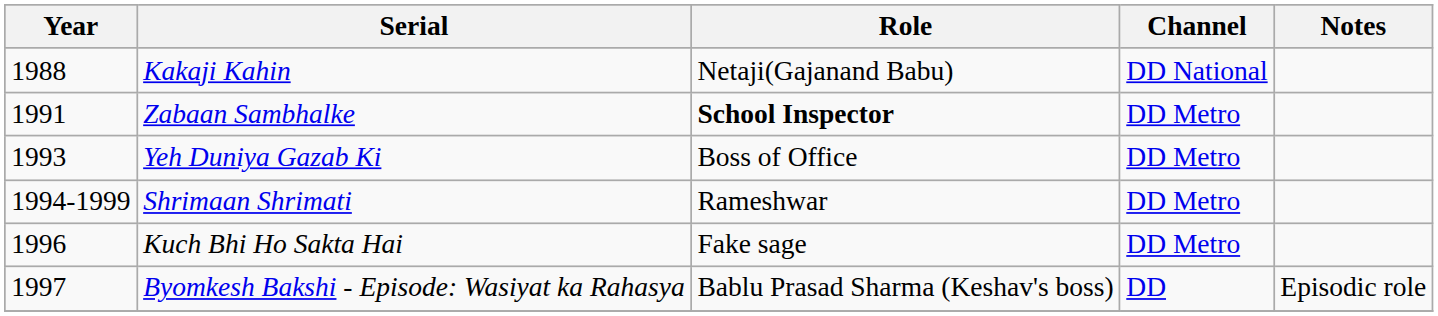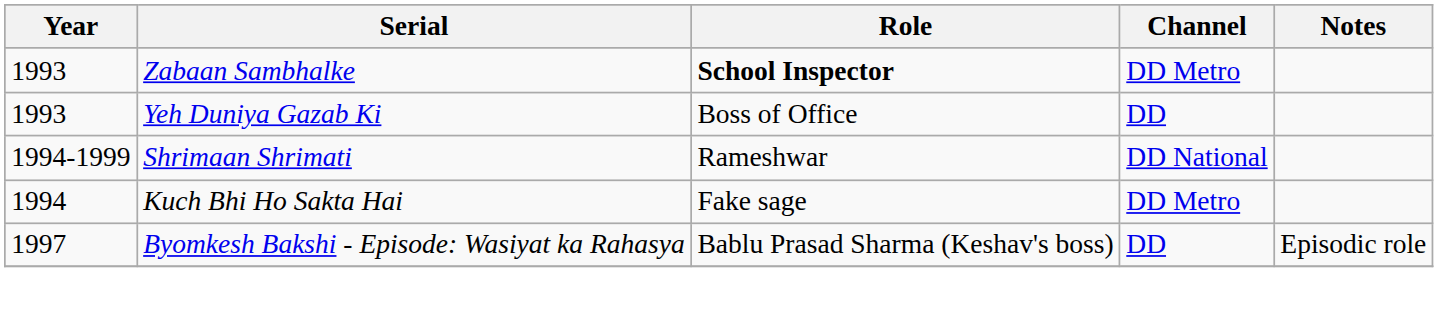- row: (217, 69)
(39, 113) 1991 -> (39, 69) 1993
(1183, 157) DD Metro -> (1146, 113) DD
(1183, 200) DD Metro -> (1197, 157) DD National
(39, 244) 1996 -> (39, 200) 1994
